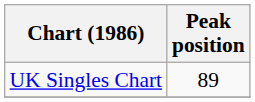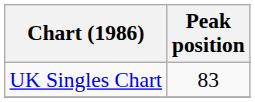(208, 79) 89 -> (208, 79) 83
